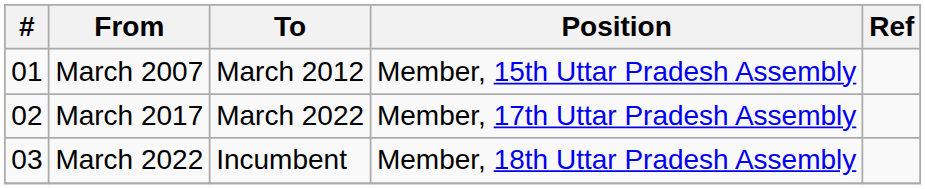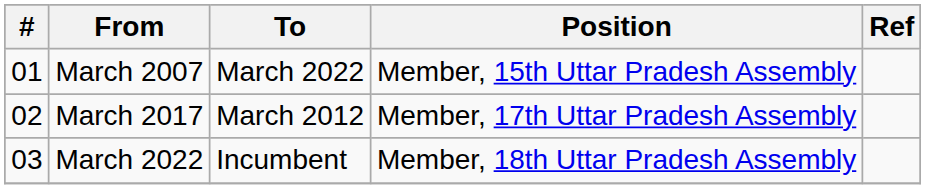(290, 71) March 2012 -> (290, 71) March 2022
(290, 115) March 2022 -> (290, 115) March 2012
